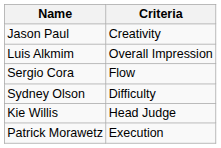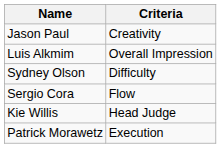rows swapped: (46, 93) <-> (41, 73)
